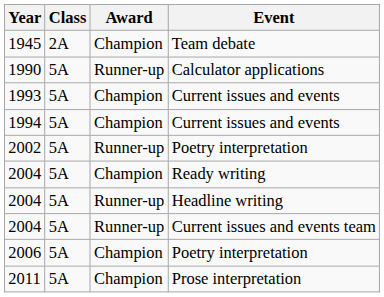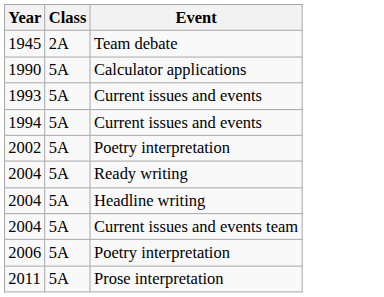- column: (129, 17)
